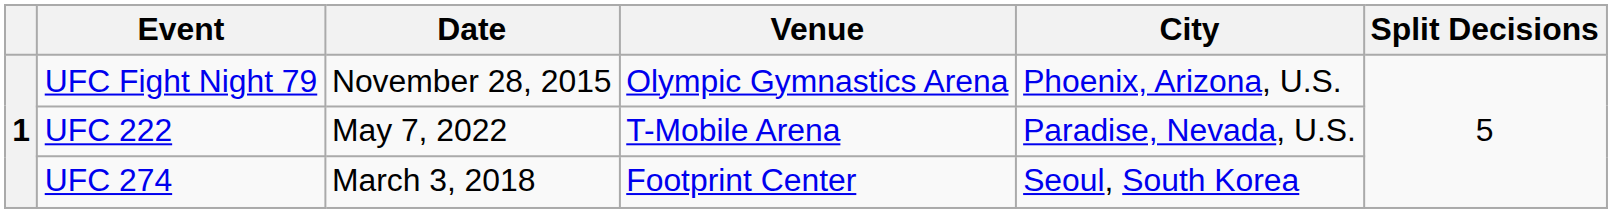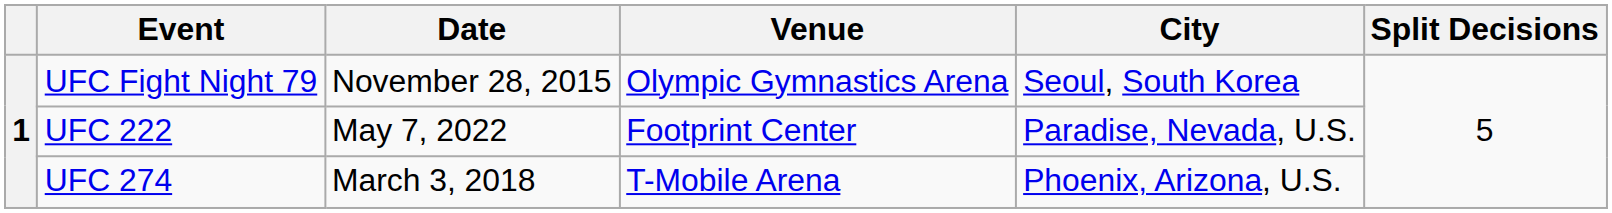(1182, 80) Phoenix, Arizona, U.S. -> (1161, 80) Seoul, South Korea
(733, 130) T-Mobile Arena -> (741, 130) Footprint Center
(741, 181) Footprint Center -> (733, 181) T-Mobile Arena
(1161, 181) Seoul, South Korea -> (1182, 181) Phoenix, Arizona, U.S.
